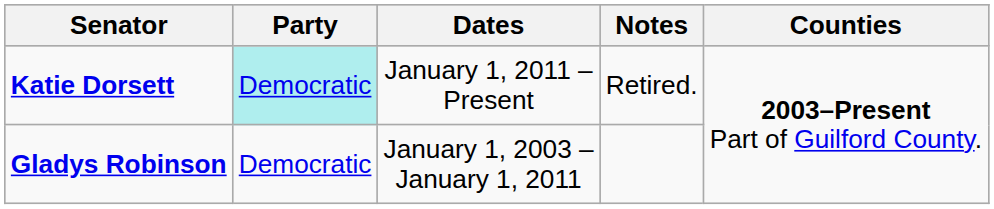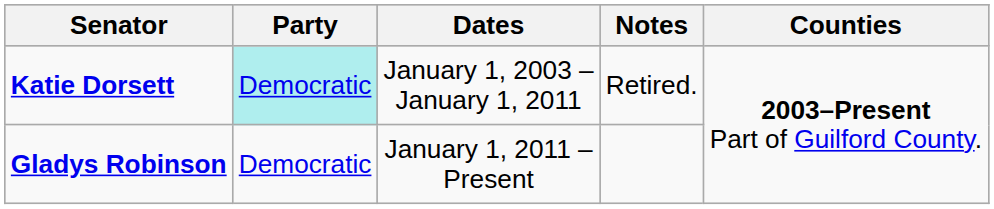(489, 85) January 1, 2011 – Present -> (489, 85) January 1, 2003 – January 1, 2011
(489, 164) January 1, 2003 – January 1, 2011 -> (489, 164) January 1, 2011 – Present
